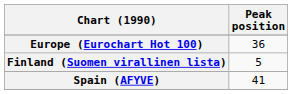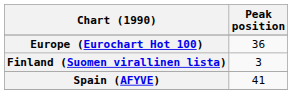(258, 62) 5 -> (258, 62) 3
